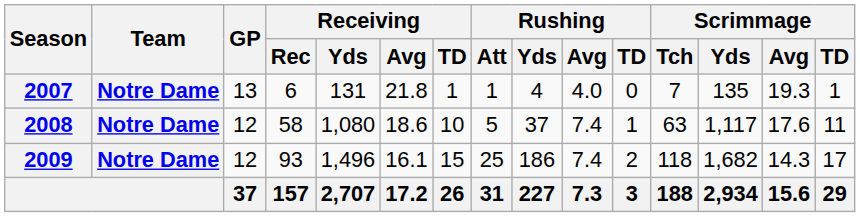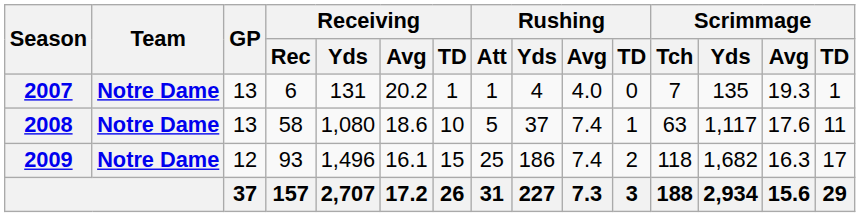(406, 90) 21.8 -> (406, 90) 20.2
(245, 125) 12 -> (245, 125) 13
(789, 159) 14.3 -> (789, 159) 16.3
